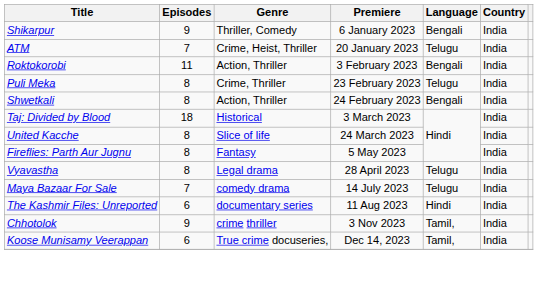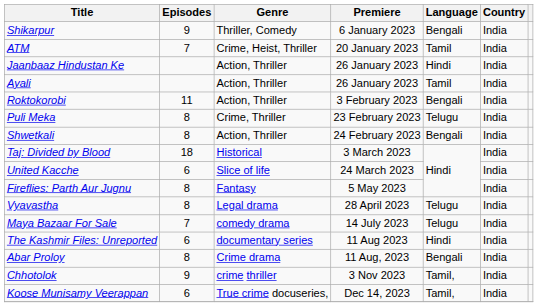(442, 48) Telugu -> (439, 48) Tamil
+ row: (66, 65)
+ row: (19, 83)
(187, 135) 8 -> (187, 170) 6
+ row: (36, 258)
